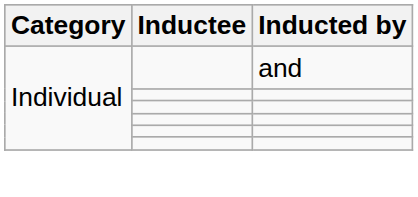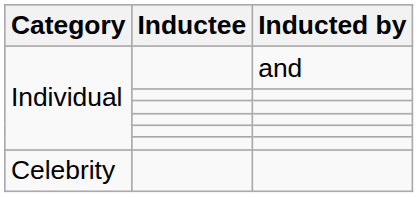+ row: (63, 170)
